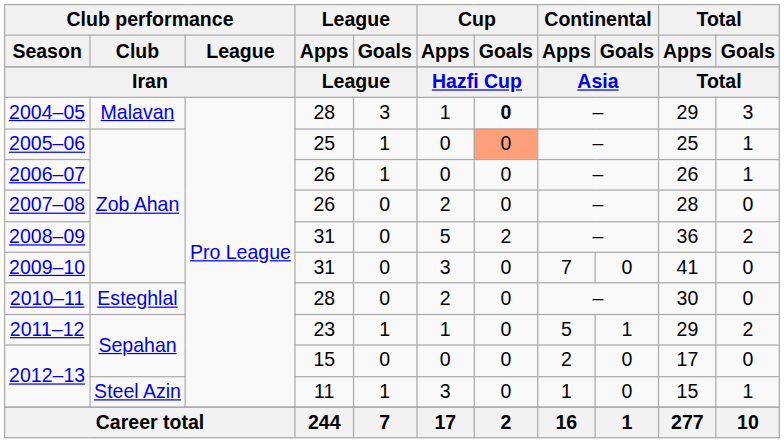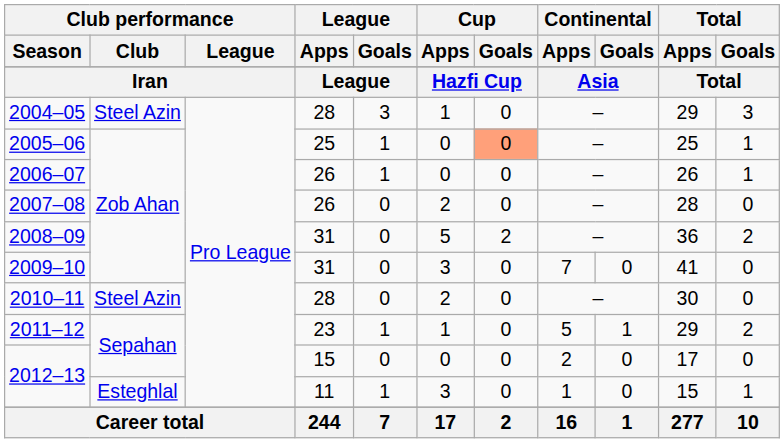(138, 112) Malavan -> (138, 112) Steel Azin
(506, 112) bold -> (506, 112) normal
(138, 298) Esteghlal -> (138, 298) Steel Azin
(138, 391) Steel Azin -> (138, 391) Esteghlal
